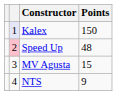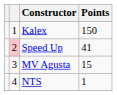(14, 30) lavender background -> (14, 30) no background
(87, 47) 48 -> (87, 47) 41
(84, 82) 9 -> (84, 82) 1
